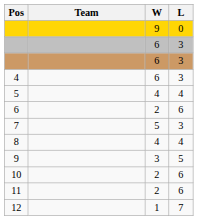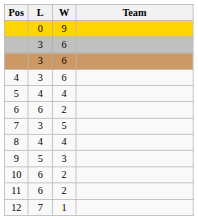columns swapped: (87, 12) <-> (181, 12)
